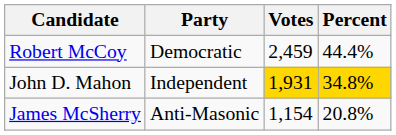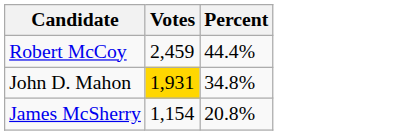- column: (205, 20)
(348, 82) gold background -> (230, 82) no background
